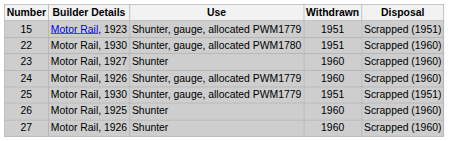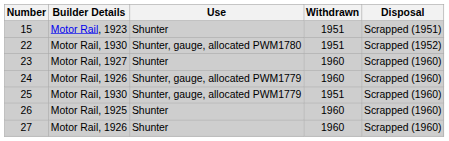(217, 29) Shunter, gauge, allocated PWM1779 -> (150, 29) Shunter
(403, 45) Scrapped (1960) -> (403, 45) Scrapped (1952)
(403, 95) Scrapped (1951) -> (403, 95) Scrapped (1960)
